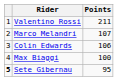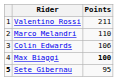(105, 35) 107 -> (105, 35) 110
(105, 58) normal -> (105, 58) bold
